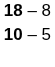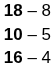+ row: (27, 57)
